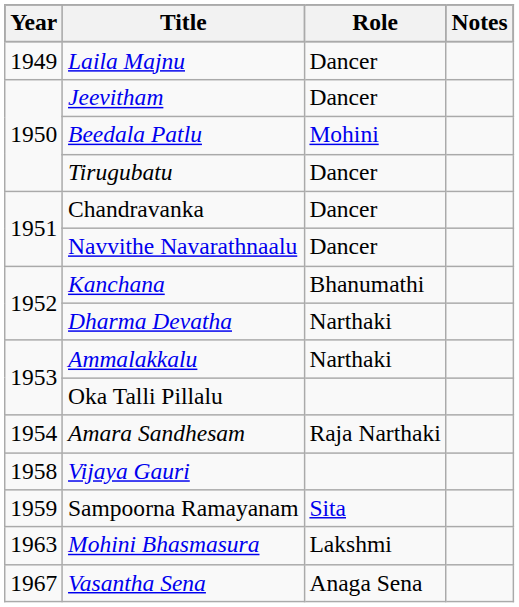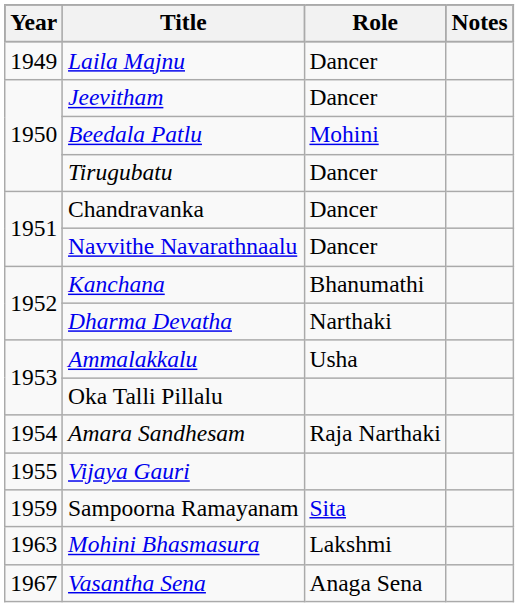(351, 358) Narthaki -> (334, 358) Usha
(34, 470) 1958 -> (34, 470) 1955
